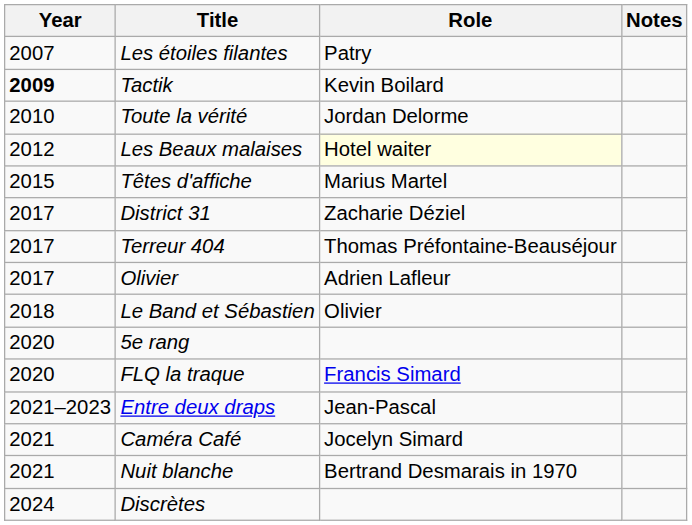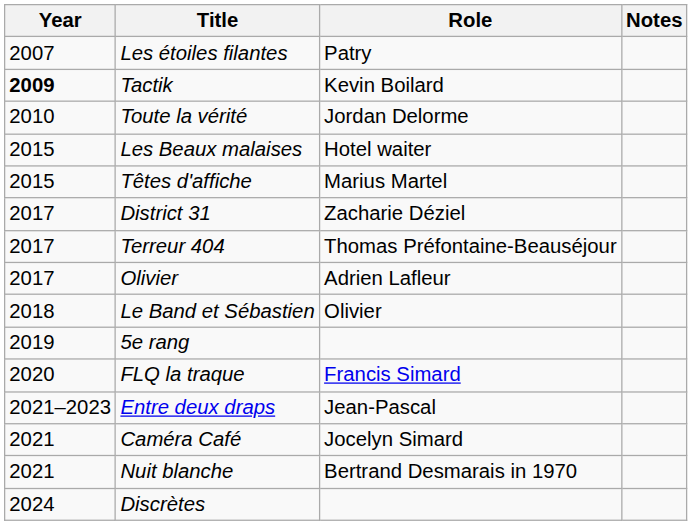(32, 149) 2012 -> (32, 149) 2015
(378, 149) lightyellow background -> (378, 149) no background
(32, 342) 2020 -> (32, 342) 2019
